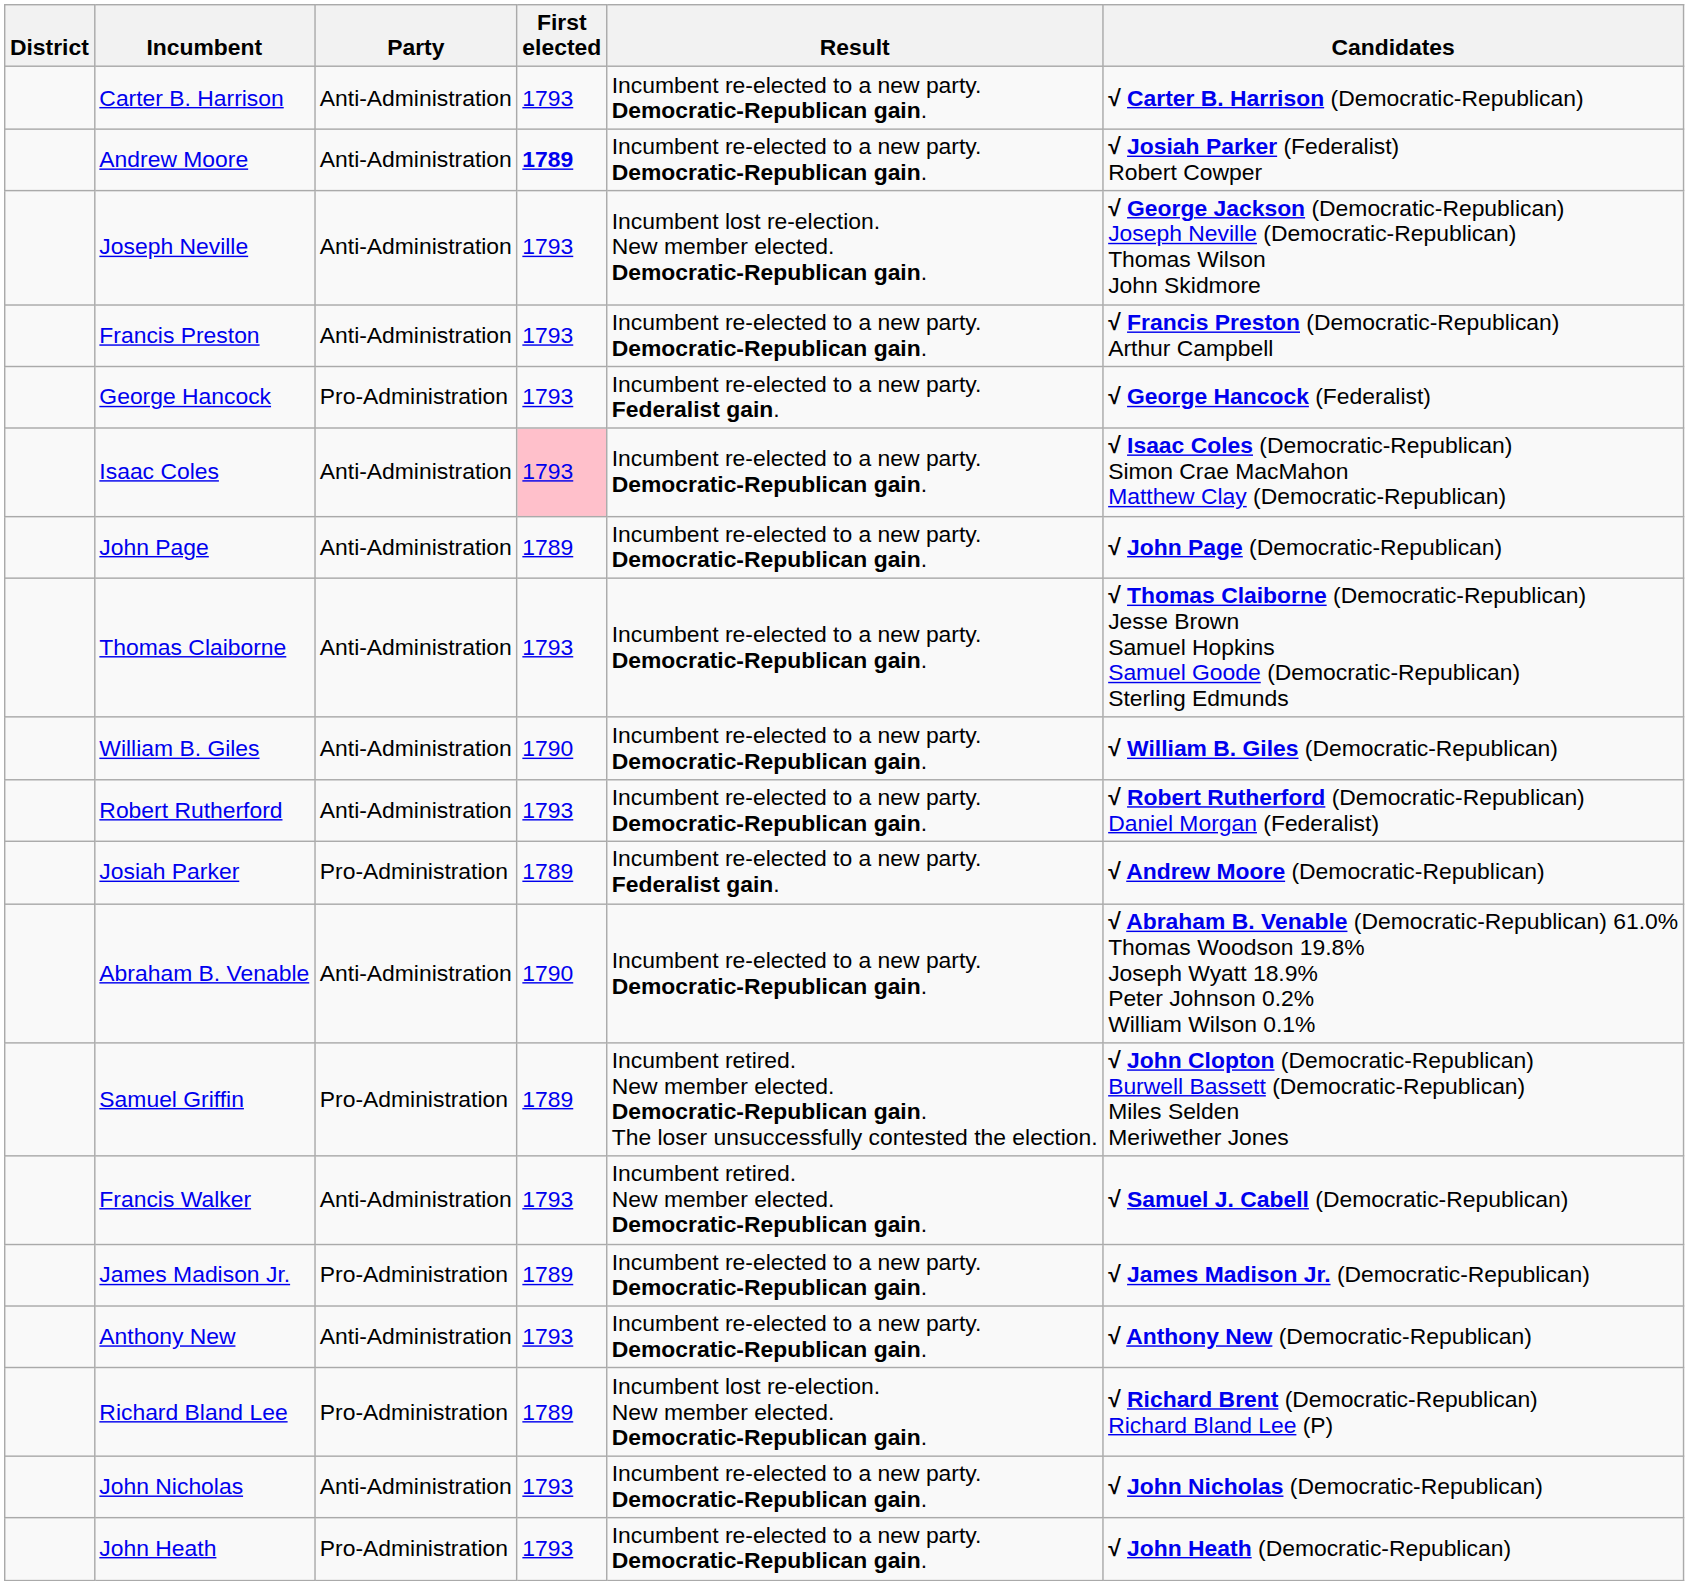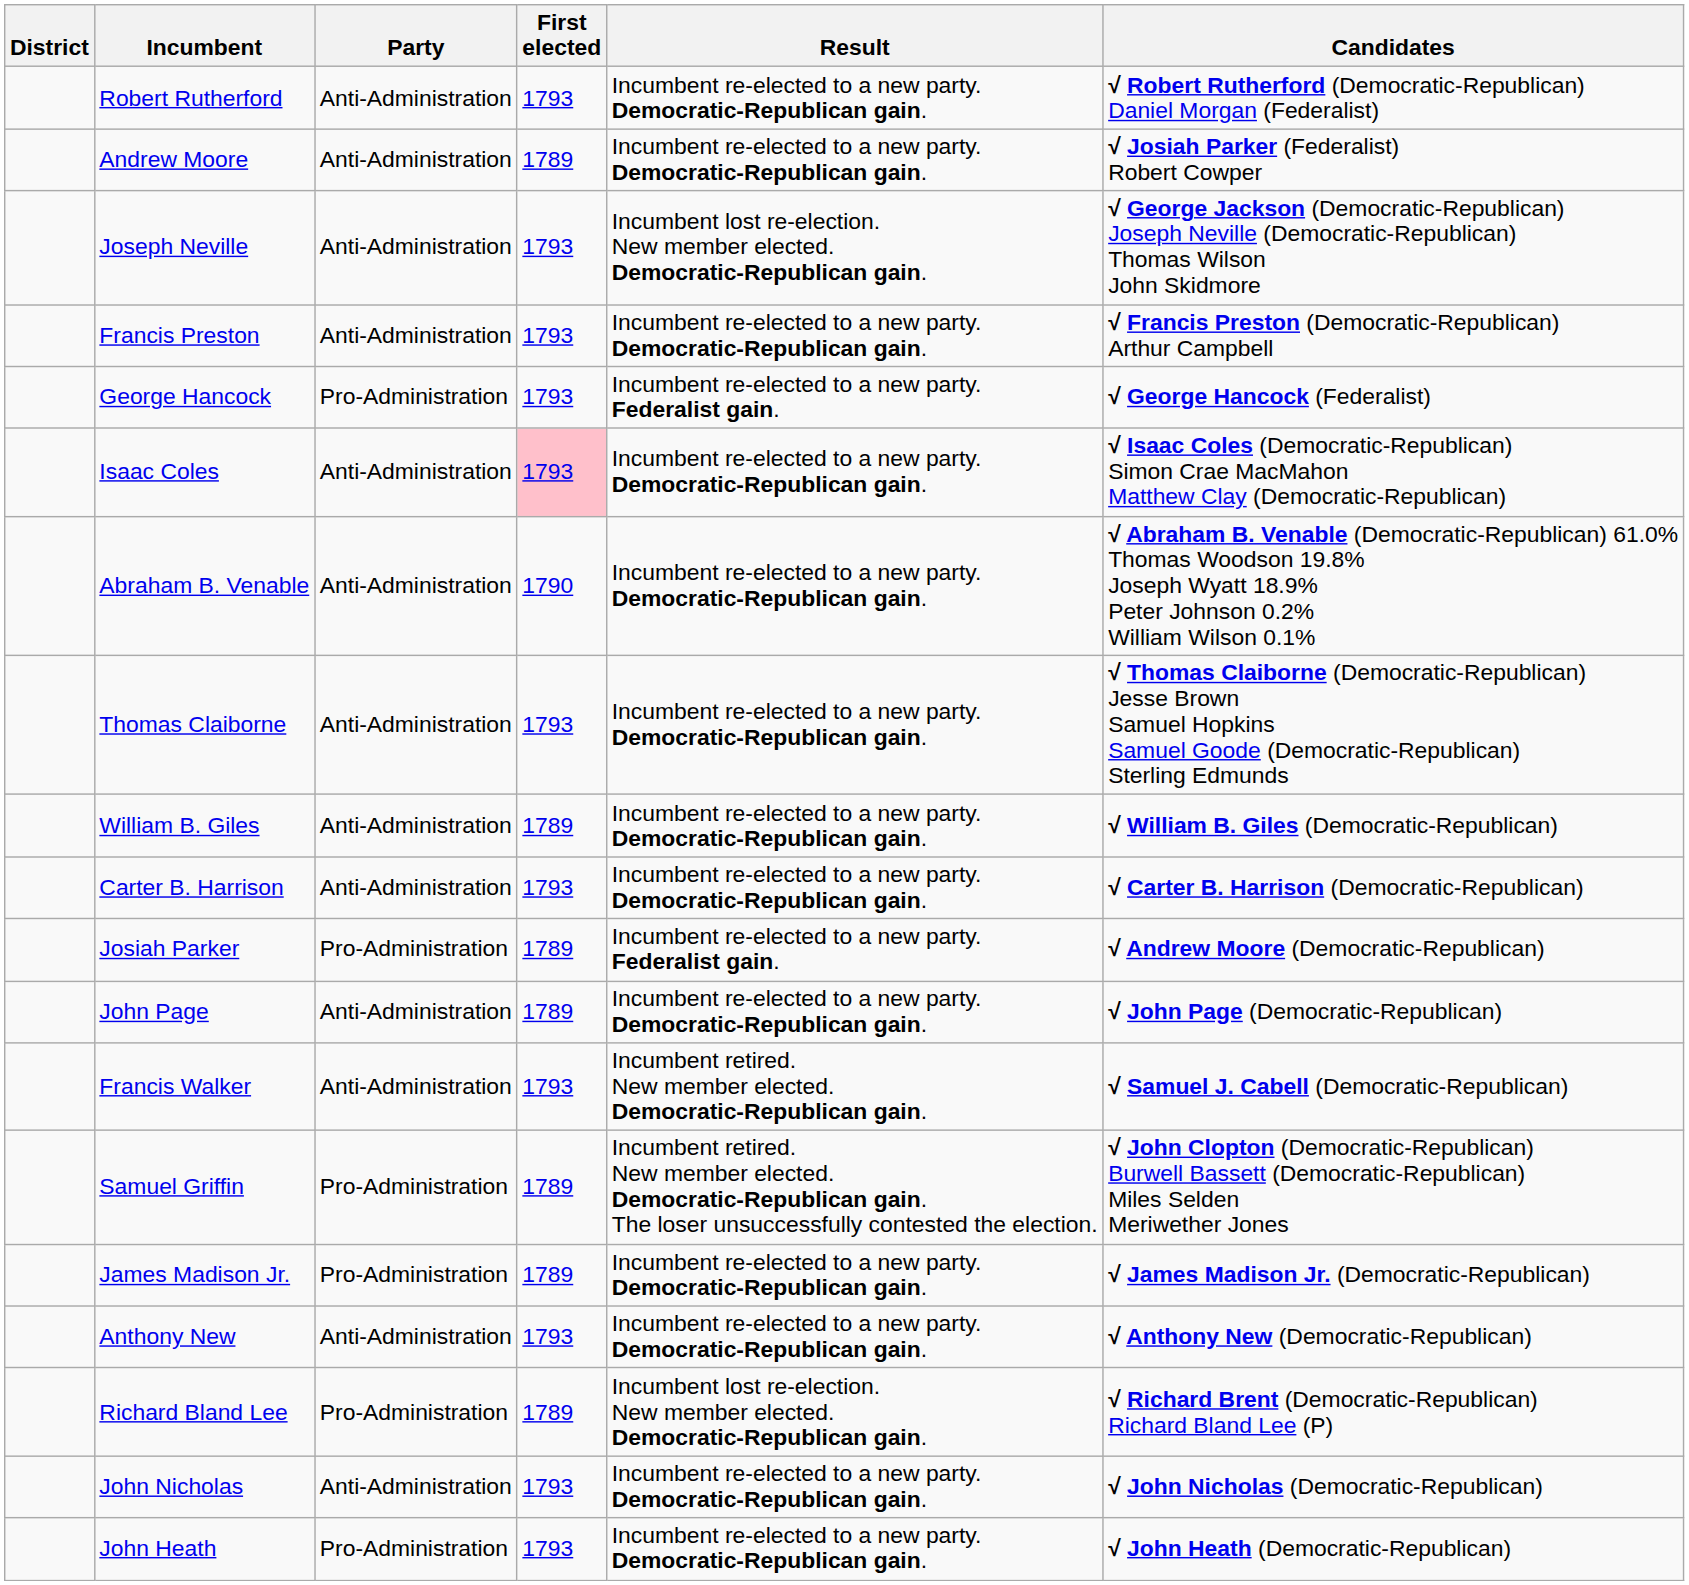rows swapped: (191, 810) <-> (192, 97)
(548, 159) bold -> (548, 159) normal
rows swapped: (204, 972) <-> (154, 546)
(548, 748) 1790 -> (548, 825) 1789
rows swapped: (172, 1099) <-> (175, 1199)
